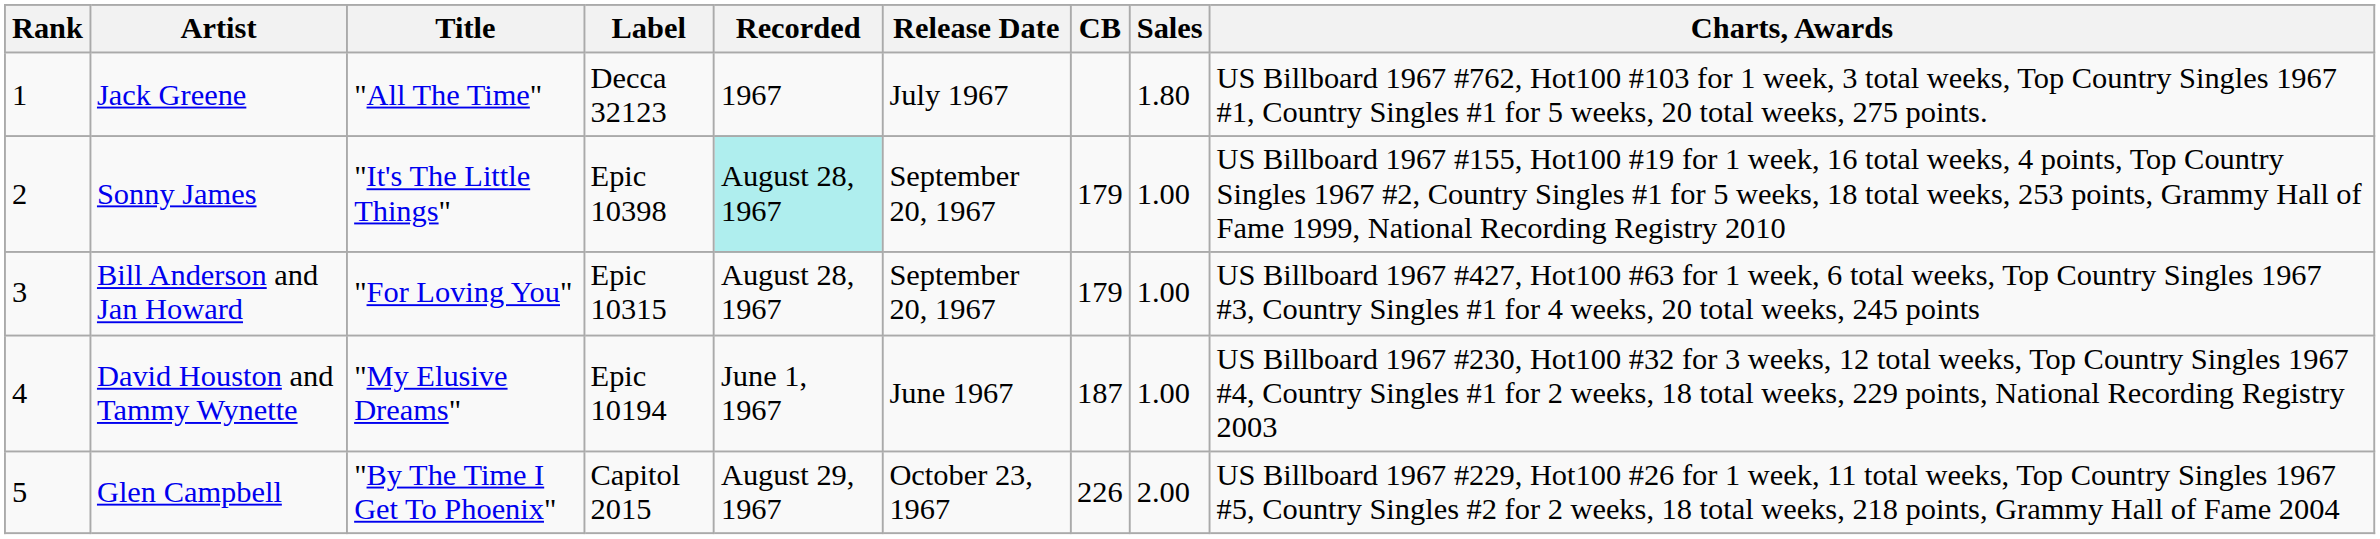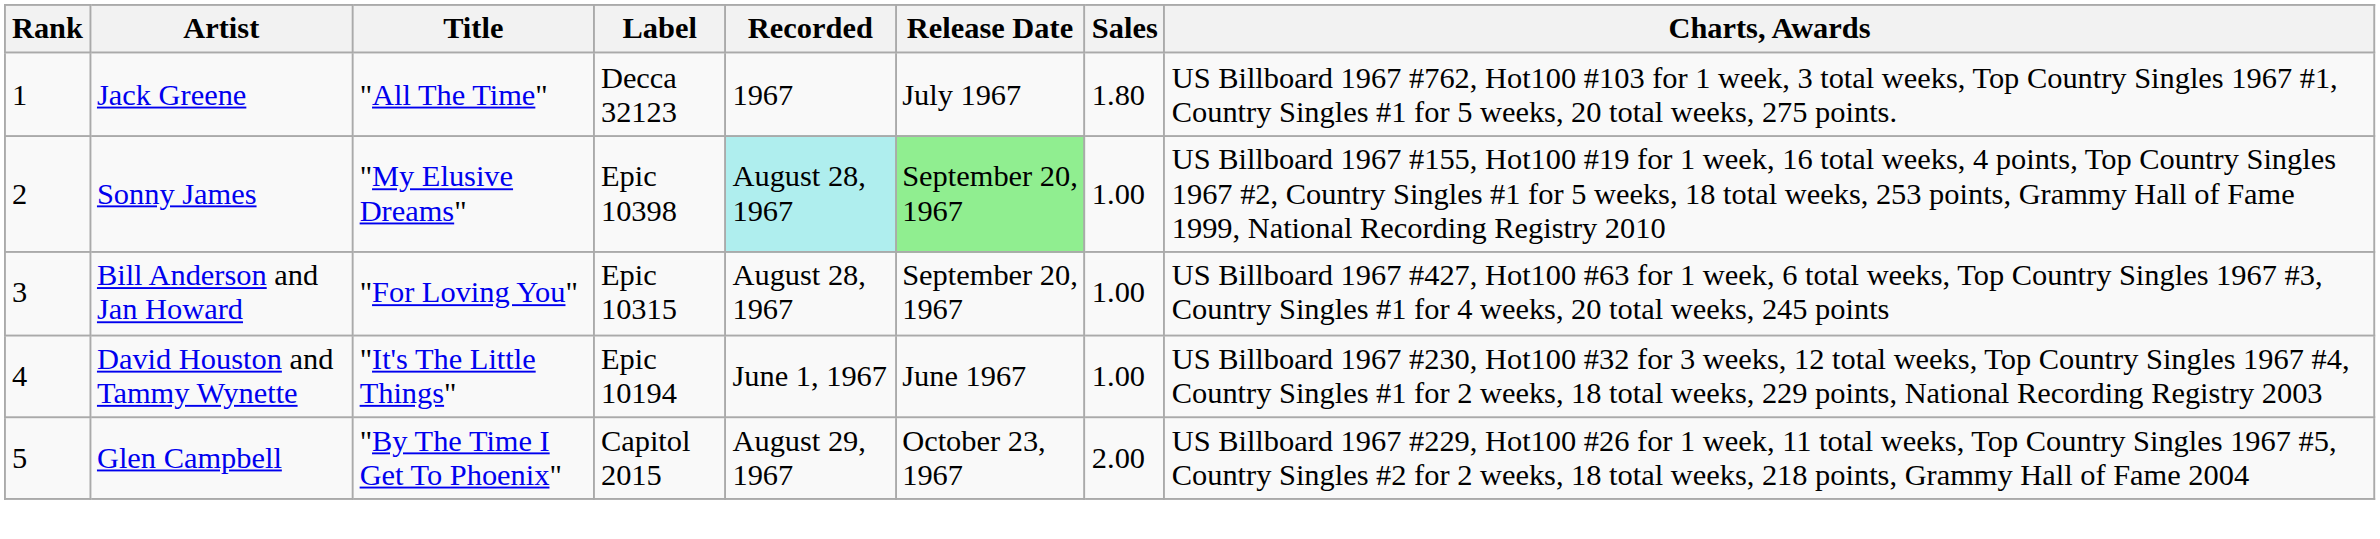- column: (1100, 28)
(442, 193) "It's The Little Things" -> (436, 193) "My Elusive Dreams"
(954, 193) no background -> (990, 193) lightgreen background
(431, 392) "My Elusive Dreams" -> (448, 375) "It's The Little Things"
